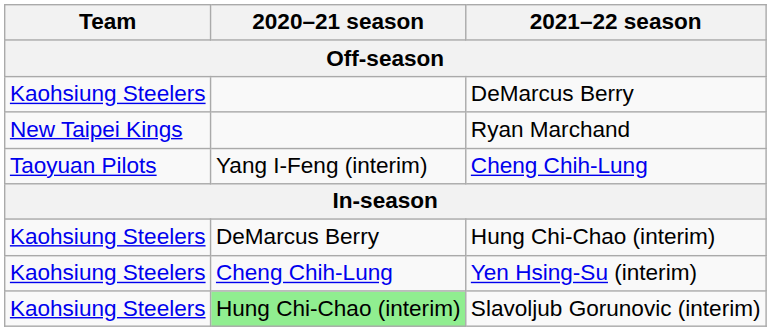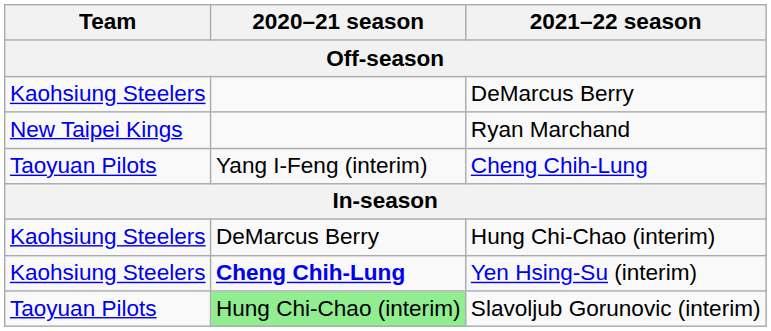(304, 272) normal -> (311, 272) bold
(108, 308) Kaohsiung Steelers -> (83, 308) Taoyuan Pilots
